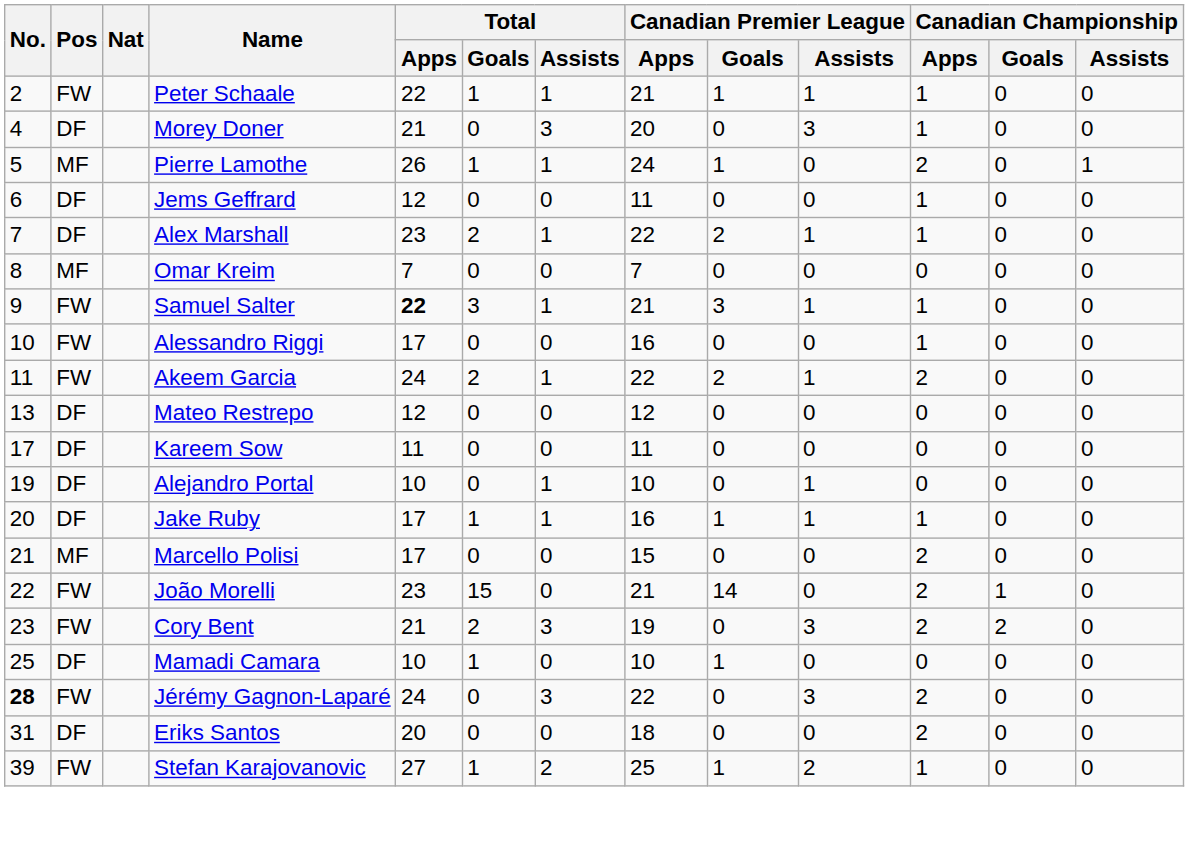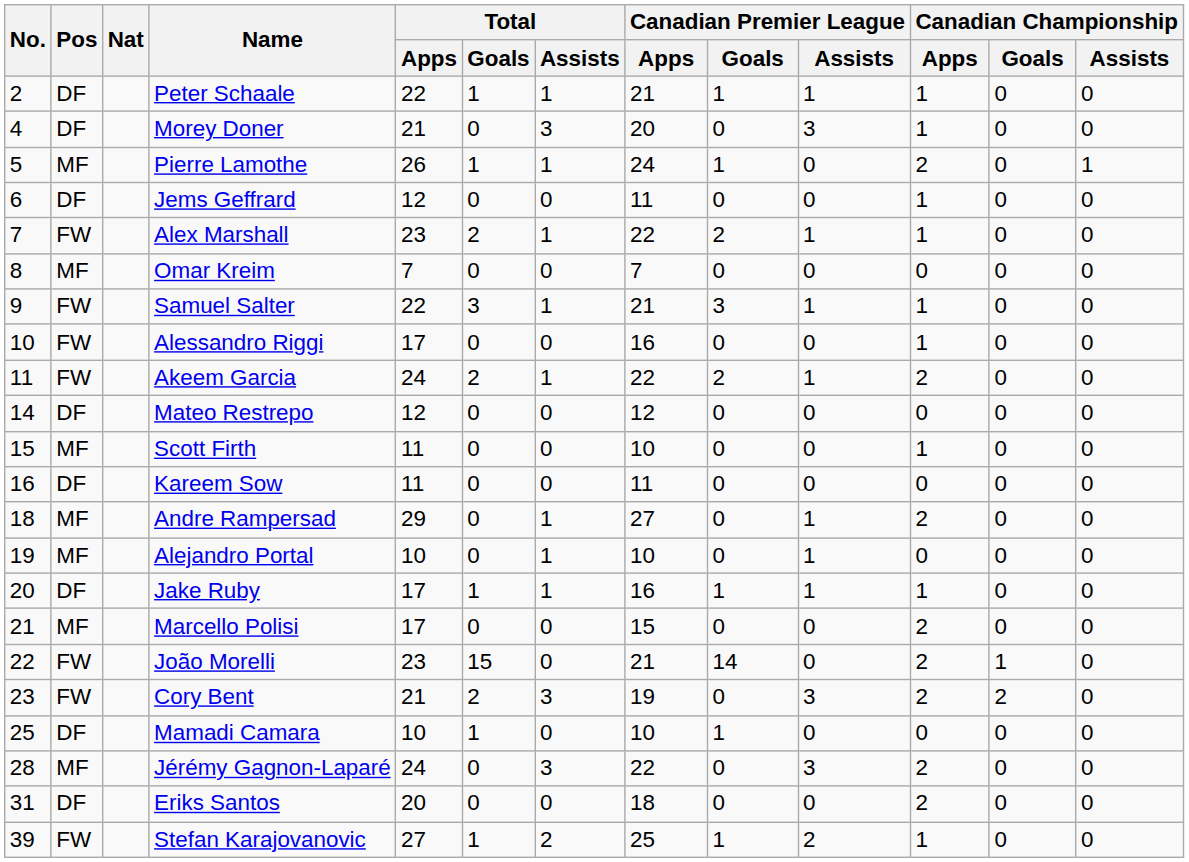(74, 93) FW -> (71, 93) DF
(71, 235) DF -> (74, 235) FW
(413, 306) bold -> (413, 306) normal
(22, 413) 13 -> (22, 413) 14
+ row: (205, 448)
(22, 448) 17 -> (22, 484) 16
+ row: (245, 519)
(71, 484) DF -> (72, 555) MF
(22, 697) bold -> (22, 768) normal
(74, 697) FW -> (72, 768) MF
